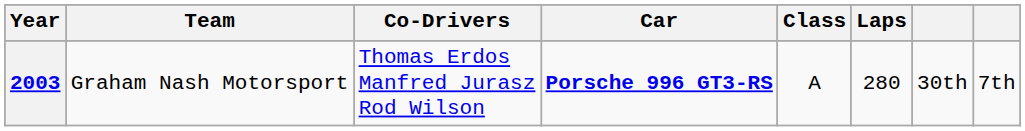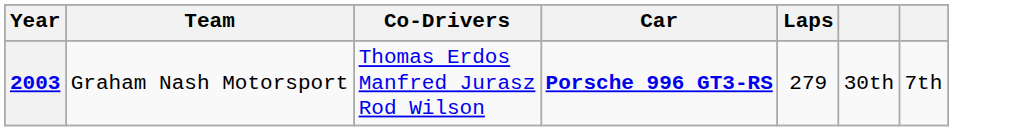- column: (815, 22)
(882, 83) 280 -> (808, 83) 279
